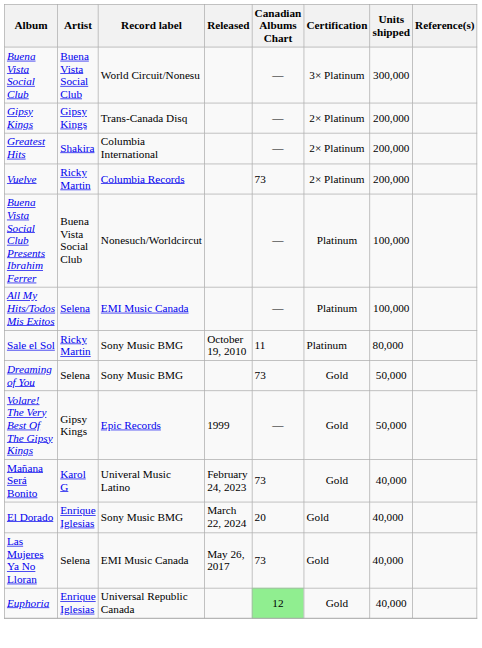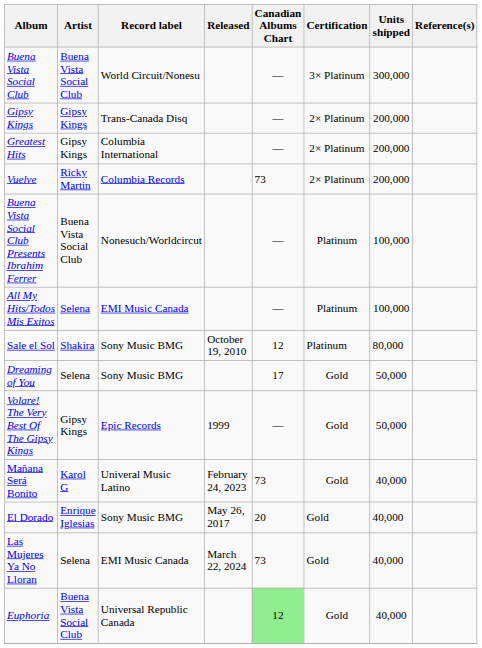(77, 148) Shakira -> (74, 148) Gipsy Kings
(75, 345) Ricky Martin -> (77, 345) Shakira
(260, 345) 11 -> (278, 345) 12
(260, 375) 73 -> (278, 375) 17
(227, 517) March 22, 2024 -> (226, 517) May 26, 2017
(226, 560) May 26, 2017 -> (227, 560) March 22, 2024
(78, 603) Enrique Iglesias -> (75, 615) Buena Vista Social Club
